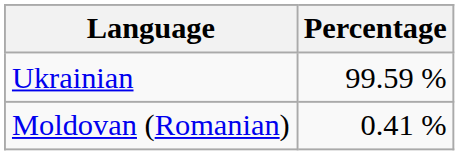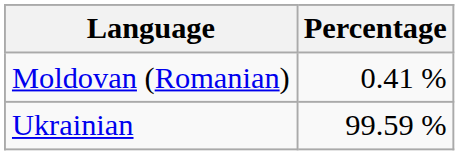rows swapped: (73, 76) <-> (151, 125)
